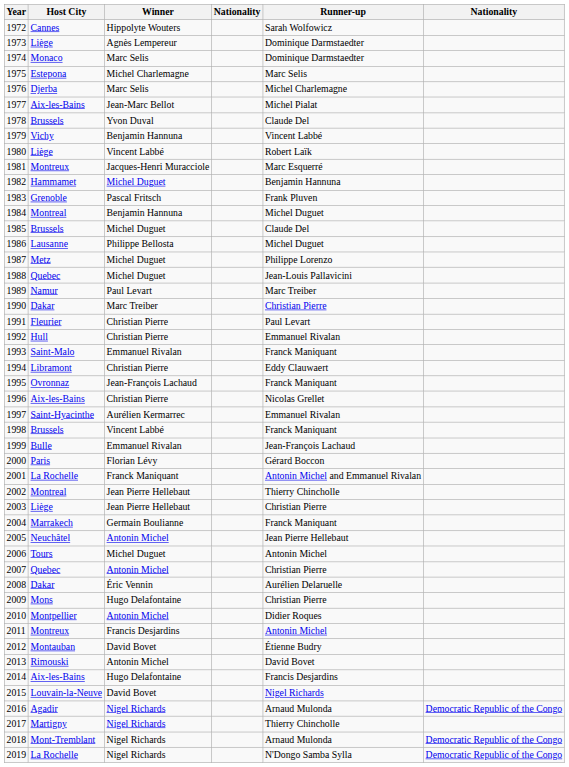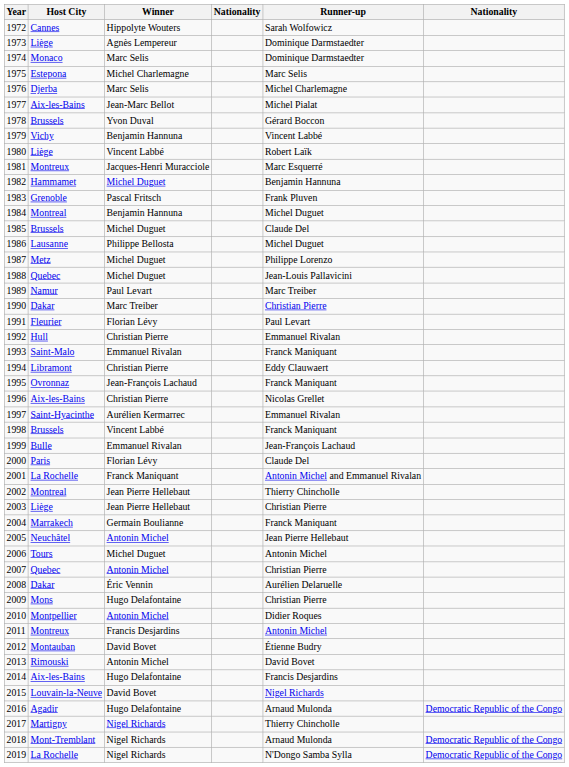(287, 120) Claude Del -> (295, 120) Gérard Boccon
(137, 321) Christian Pierre -> (132, 321) Florian Lévy
(295, 461) Gérard Boccon -> (287, 461) Claude Del
(136, 708) Nigel Richards -> (144, 708) Hugo Delafontaine
